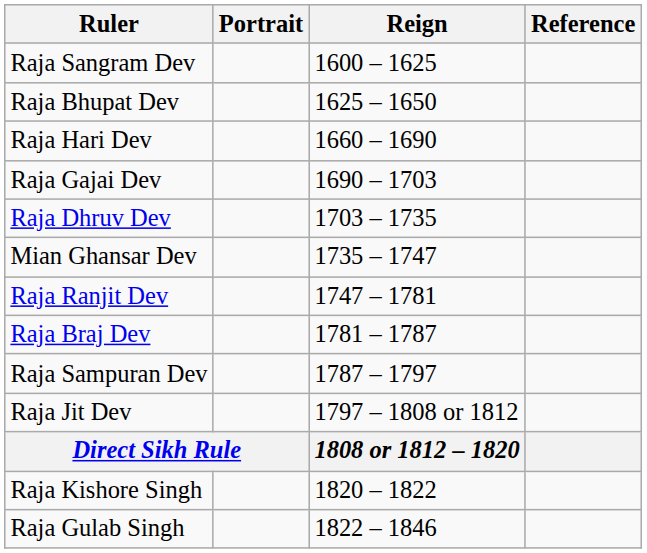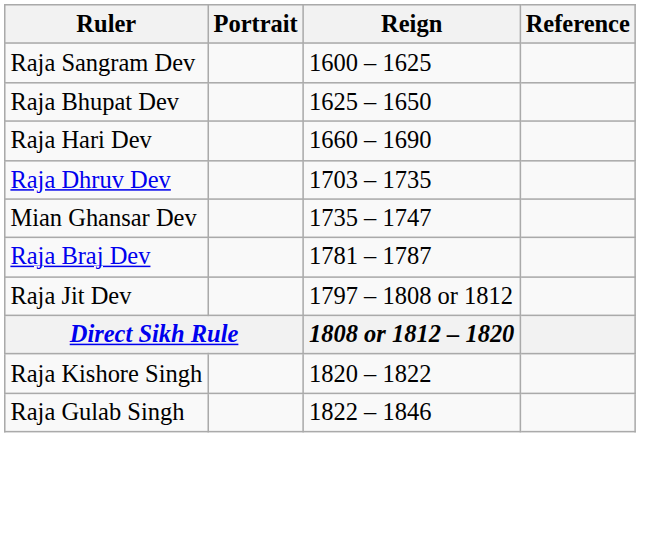- row: (86, 179)
- row: (89, 295)
- row: (109, 373)
